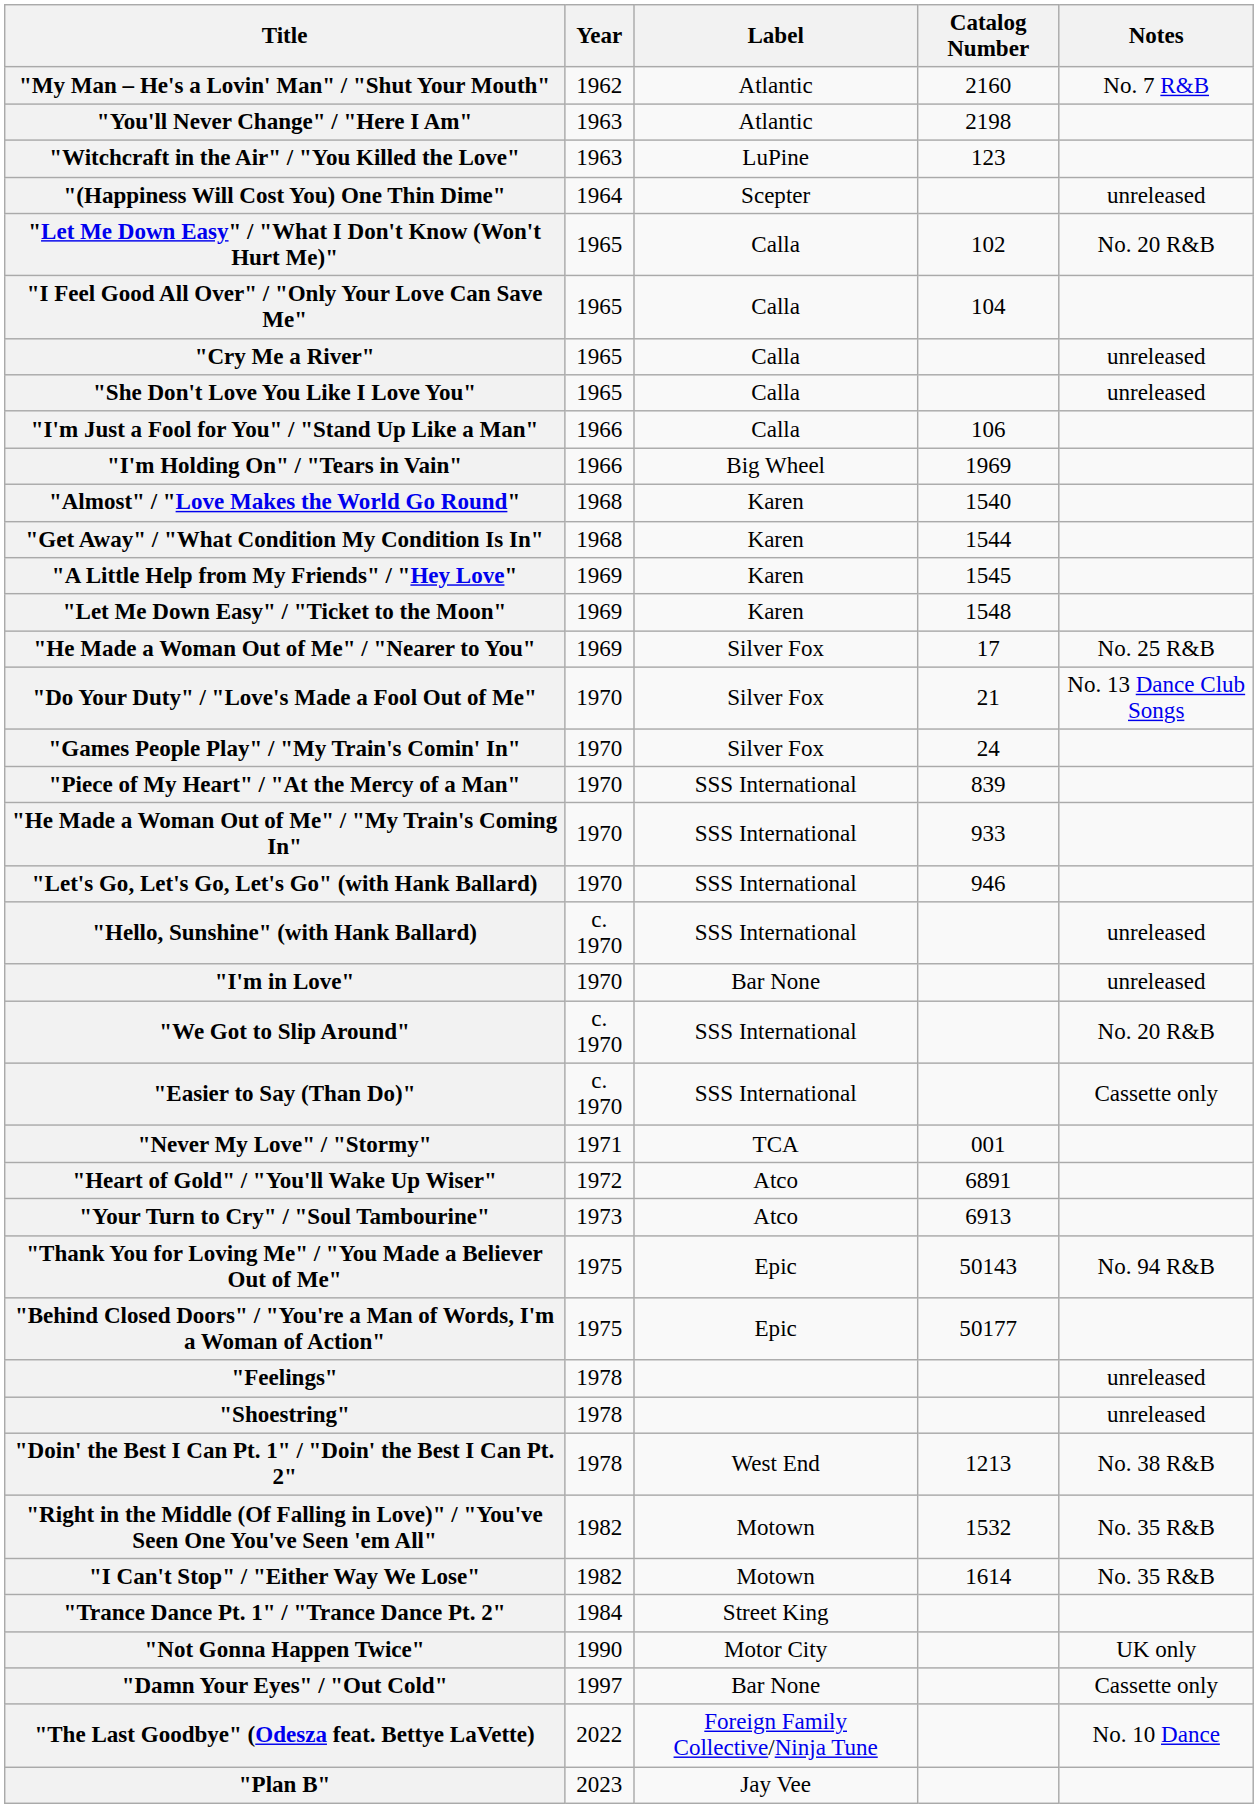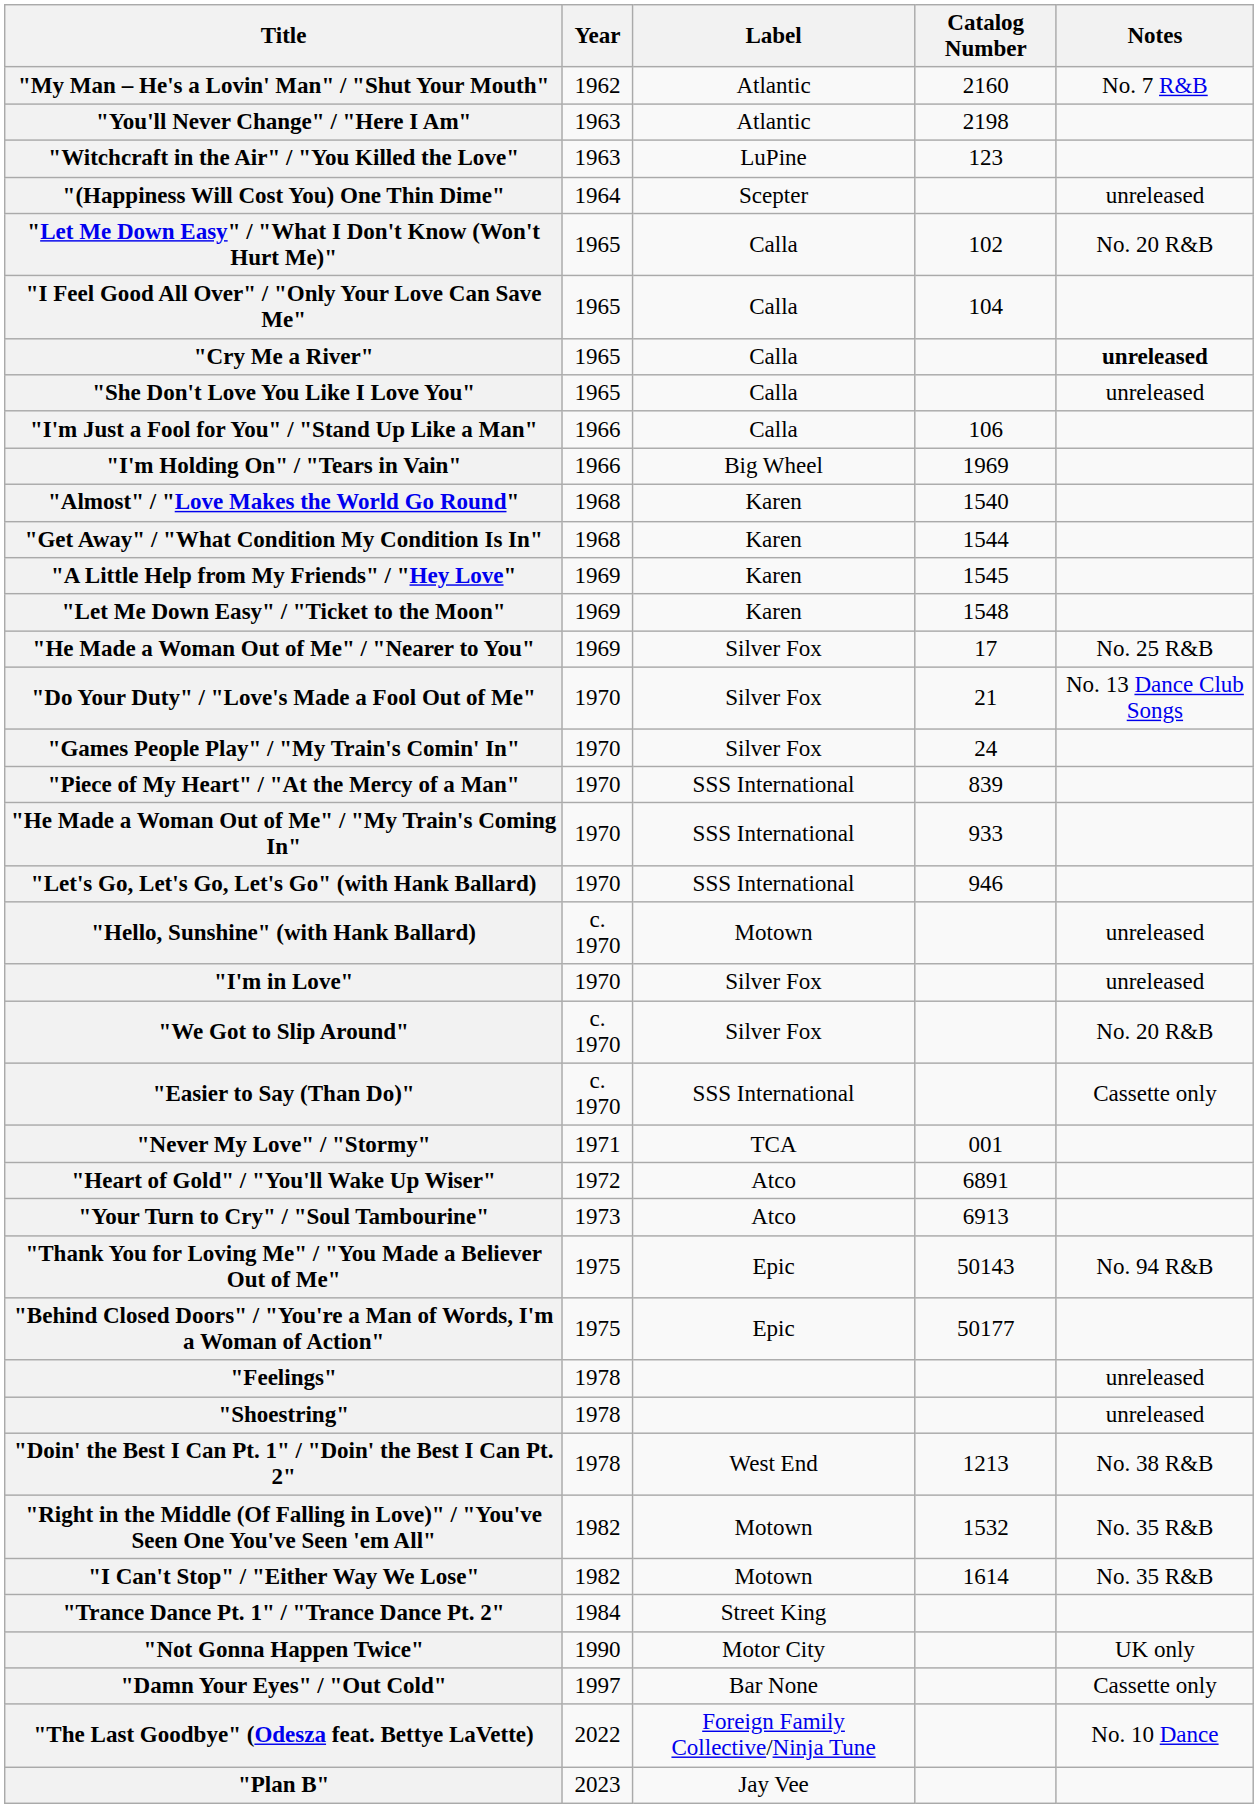(1156, 356) normal -> (1155, 356) bold
(776, 932) SSS International -> (774, 932) Motown
(776, 982) Bar None -> (774, 982) Silver Fox
(776, 1031) SSS International -> (774, 1031) Silver Fox
